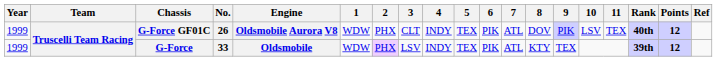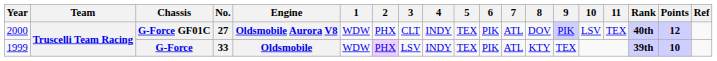(17, 30) 1999 -> (17, 30) 2000
(223, 30) 26 -> (223, 30) 27
(675, 48) 12 -> (675, 48) 10
